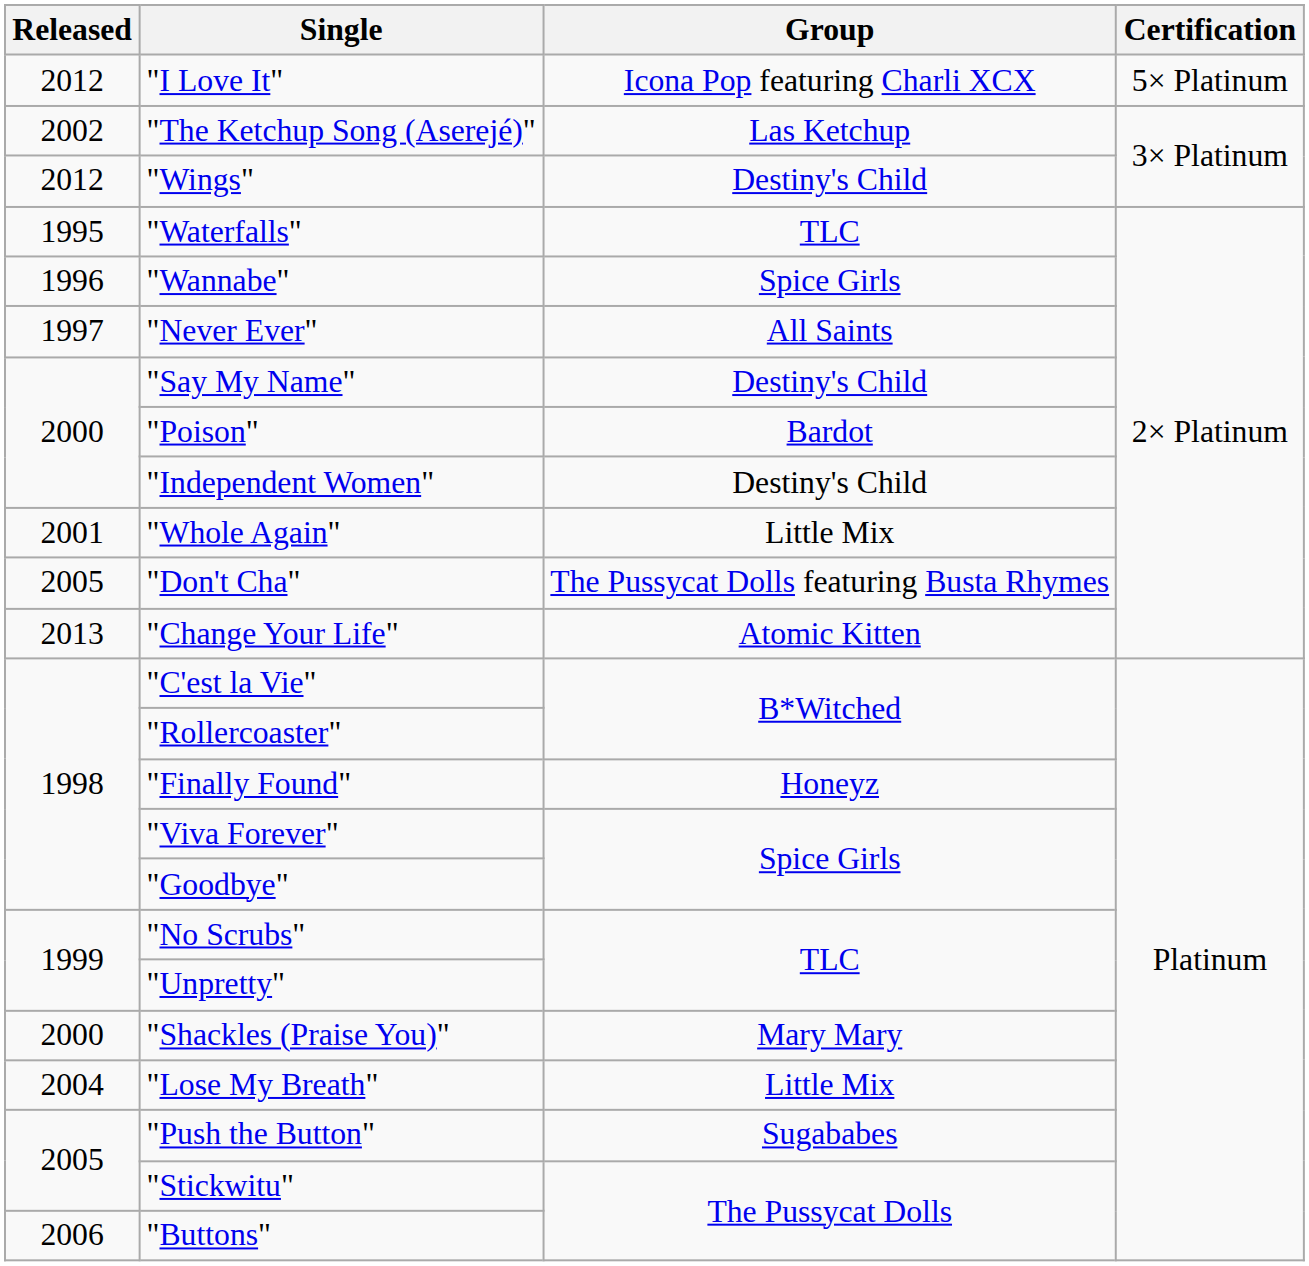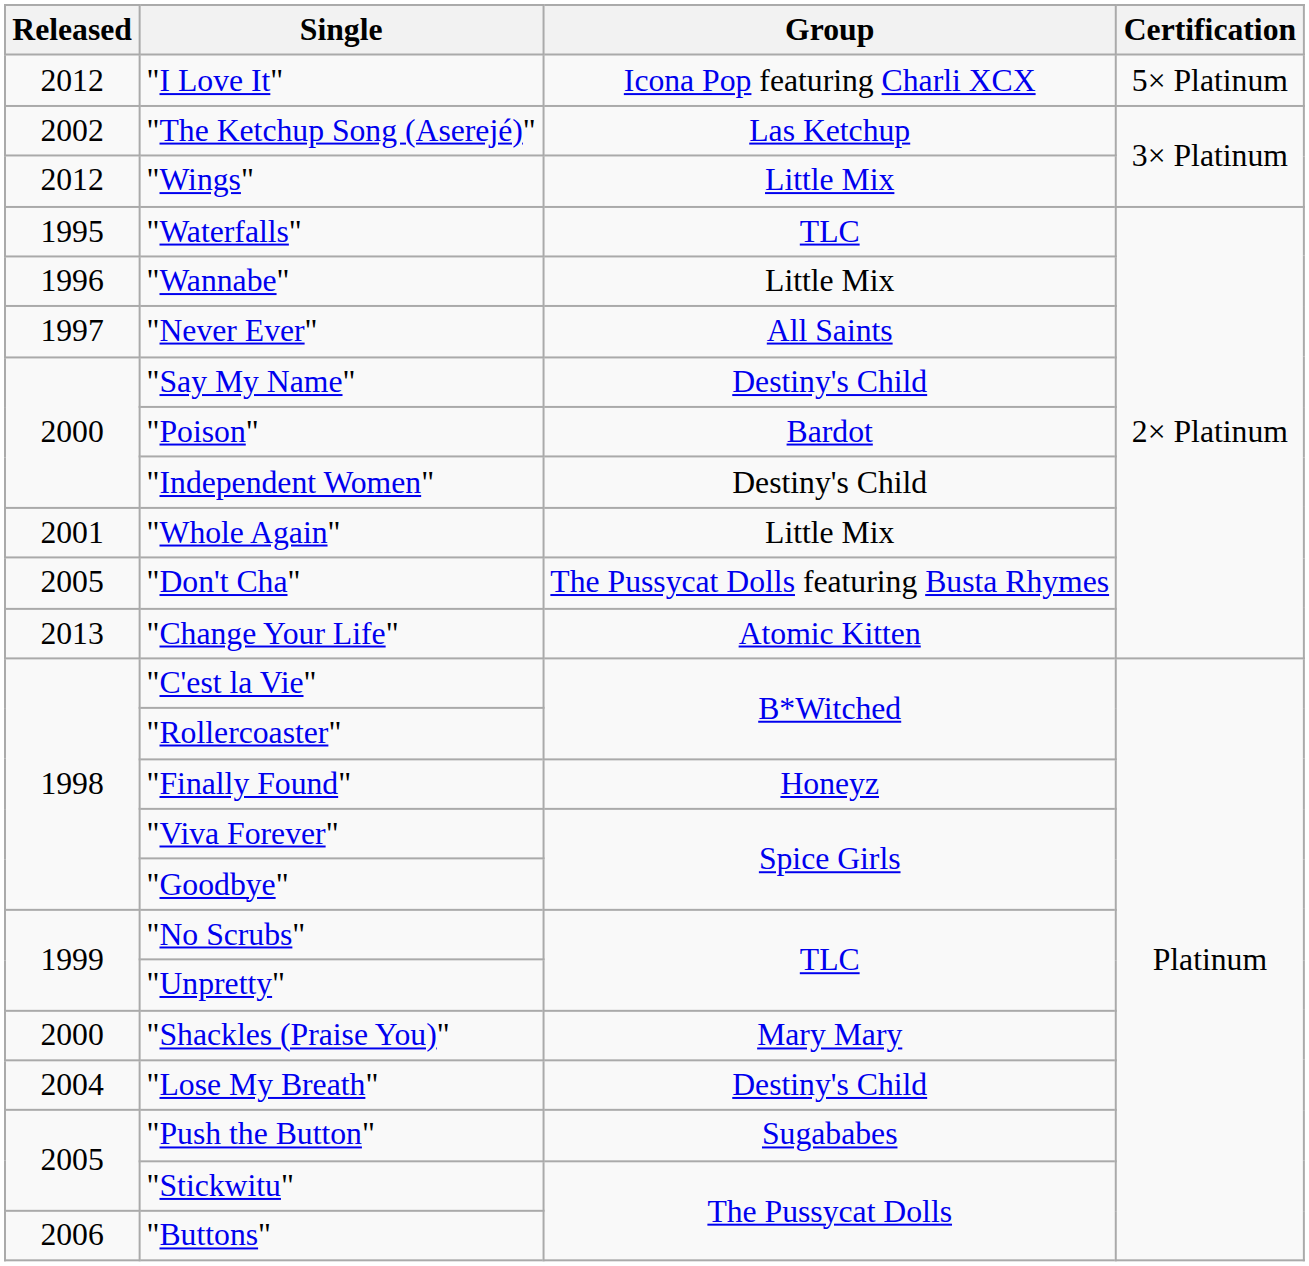(830, 180) Destiny's Child -> (830, 180) Little Mix
(830, 280) Spice Girls -> (830, 280) Little Mix
(830, 1084) Little Mix -> (830, 1084) Destiny's Child
